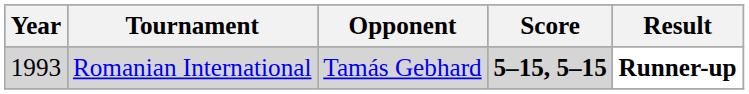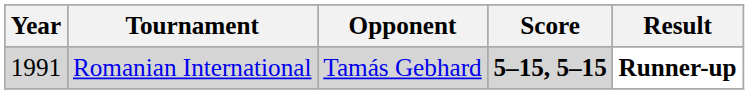(36, 67) 1993 -> (36, 67) 1991
